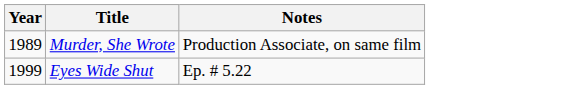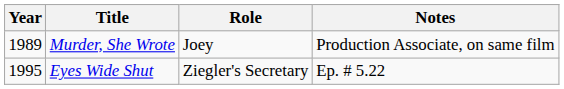+ column: (246, 17)
(25, 71) 1999 -> (25, 71) 1995
